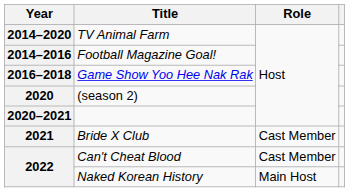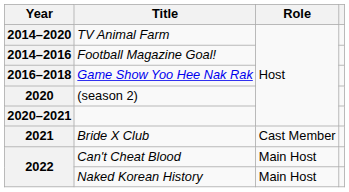(297, 156) Cast Member -> (288, 156) Main Host
